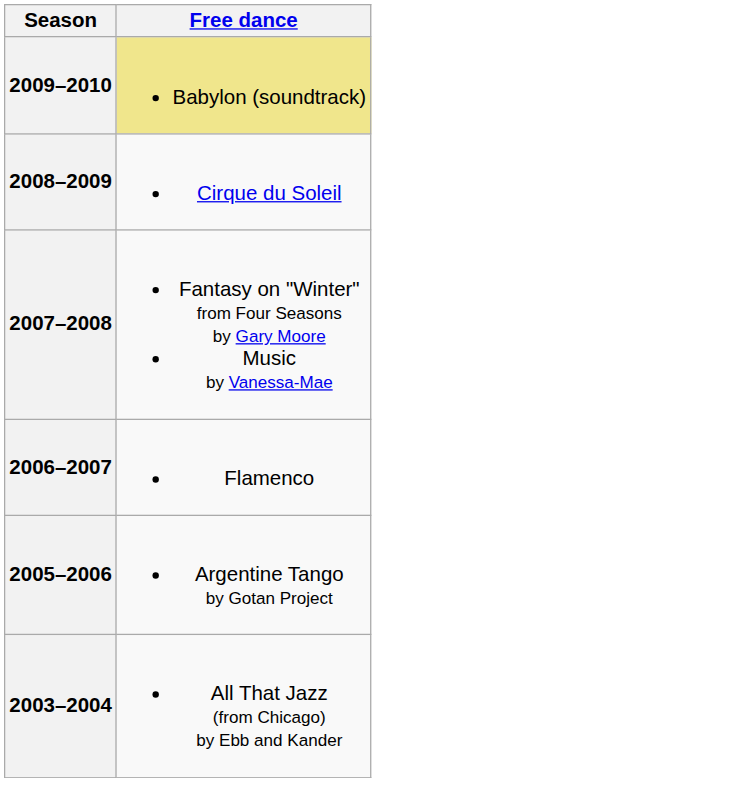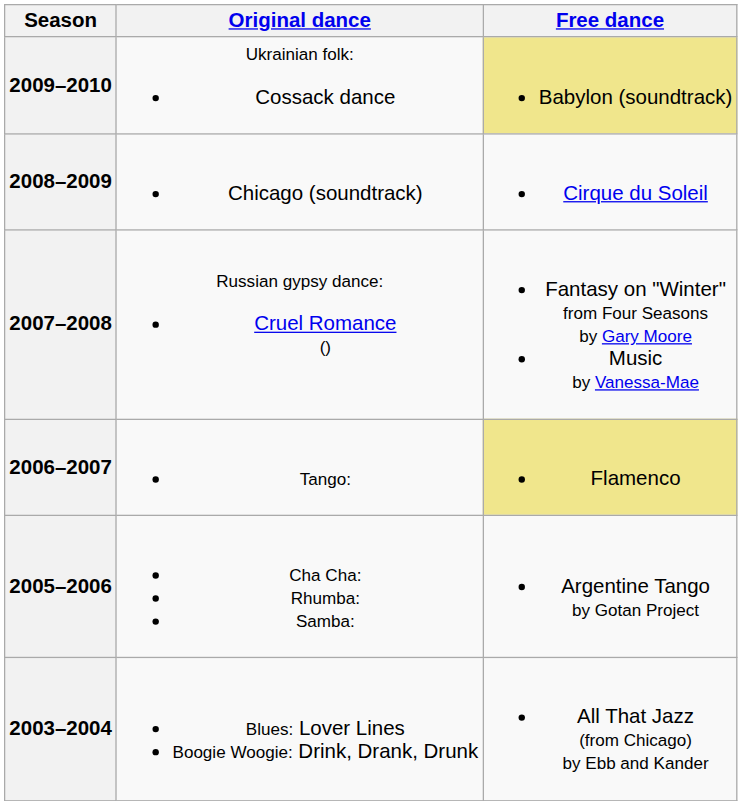+ column: (300, 20)
(244, 478) no background -> (610, 478) khaki background
